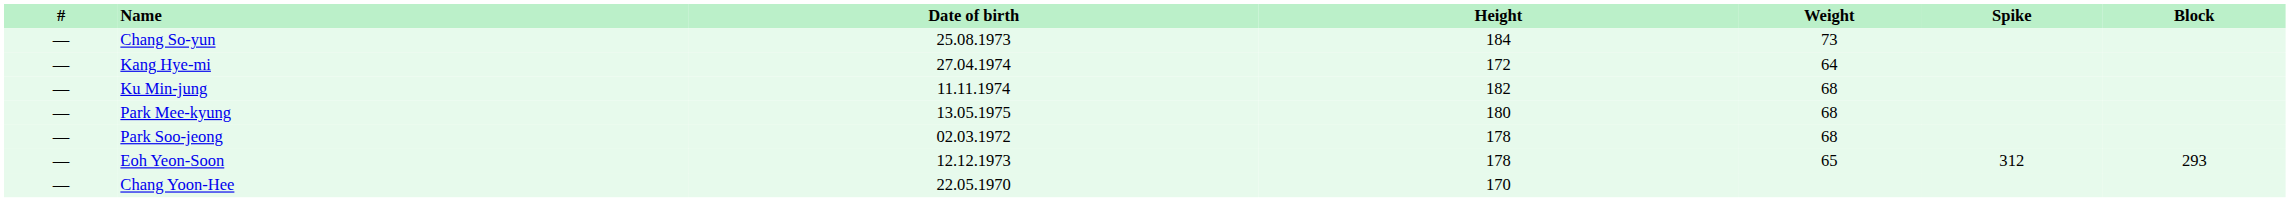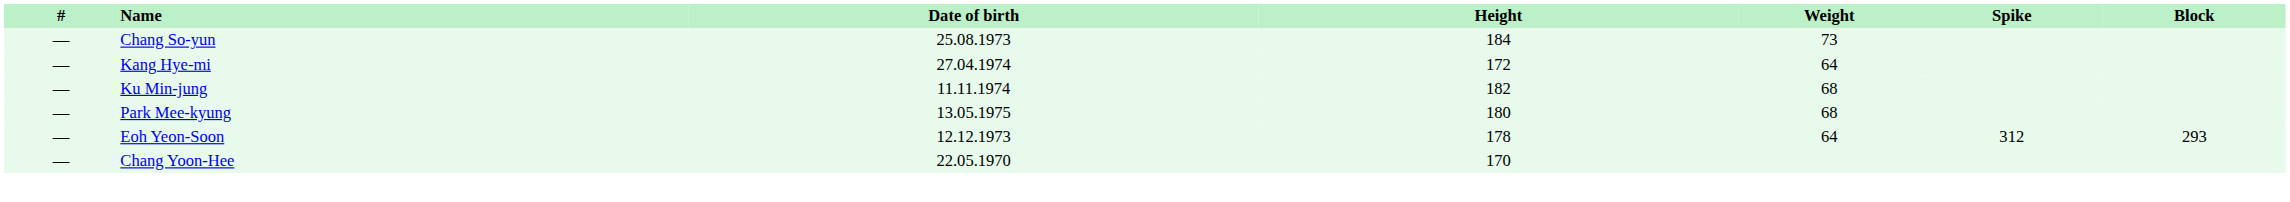- row: (172, 136)
(1829, 160) 65 -> (1829, 136) 64
